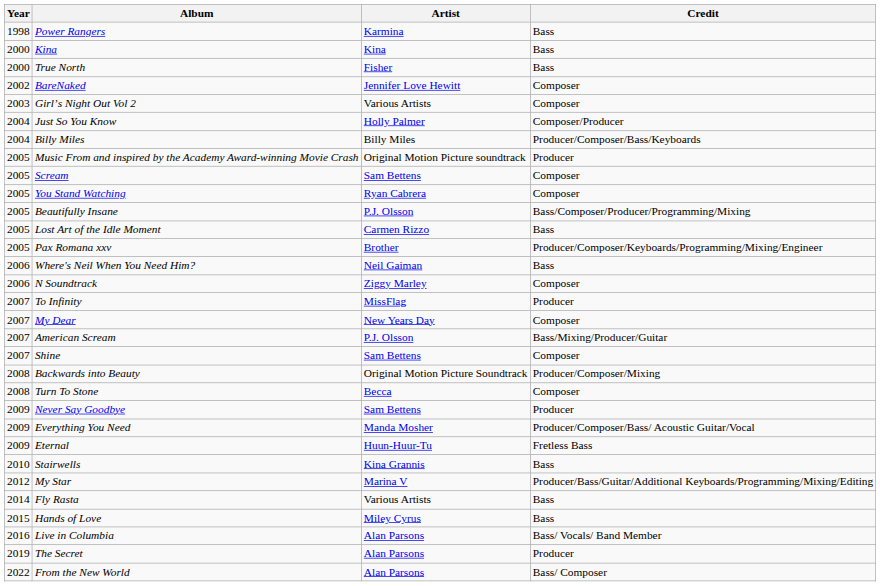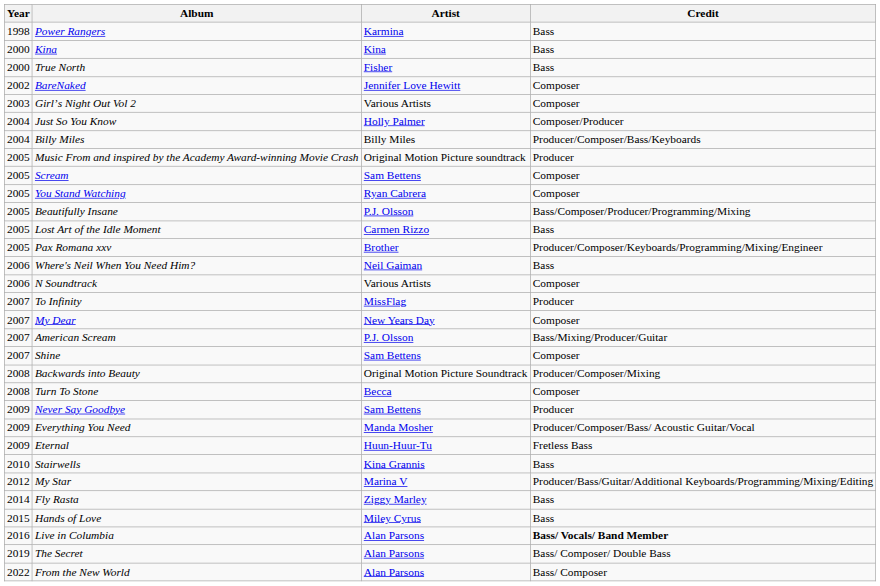(395, 283) Ziggy Marley -> (397, 283) Various Artists
(397, 499) Various Artists -> (395, 499) Ziggy Marley
(597, 535) normal -> (600, 535) bold
(553, 553) Producer -> (602, 553) Bass/ Composer/ Double Bass
